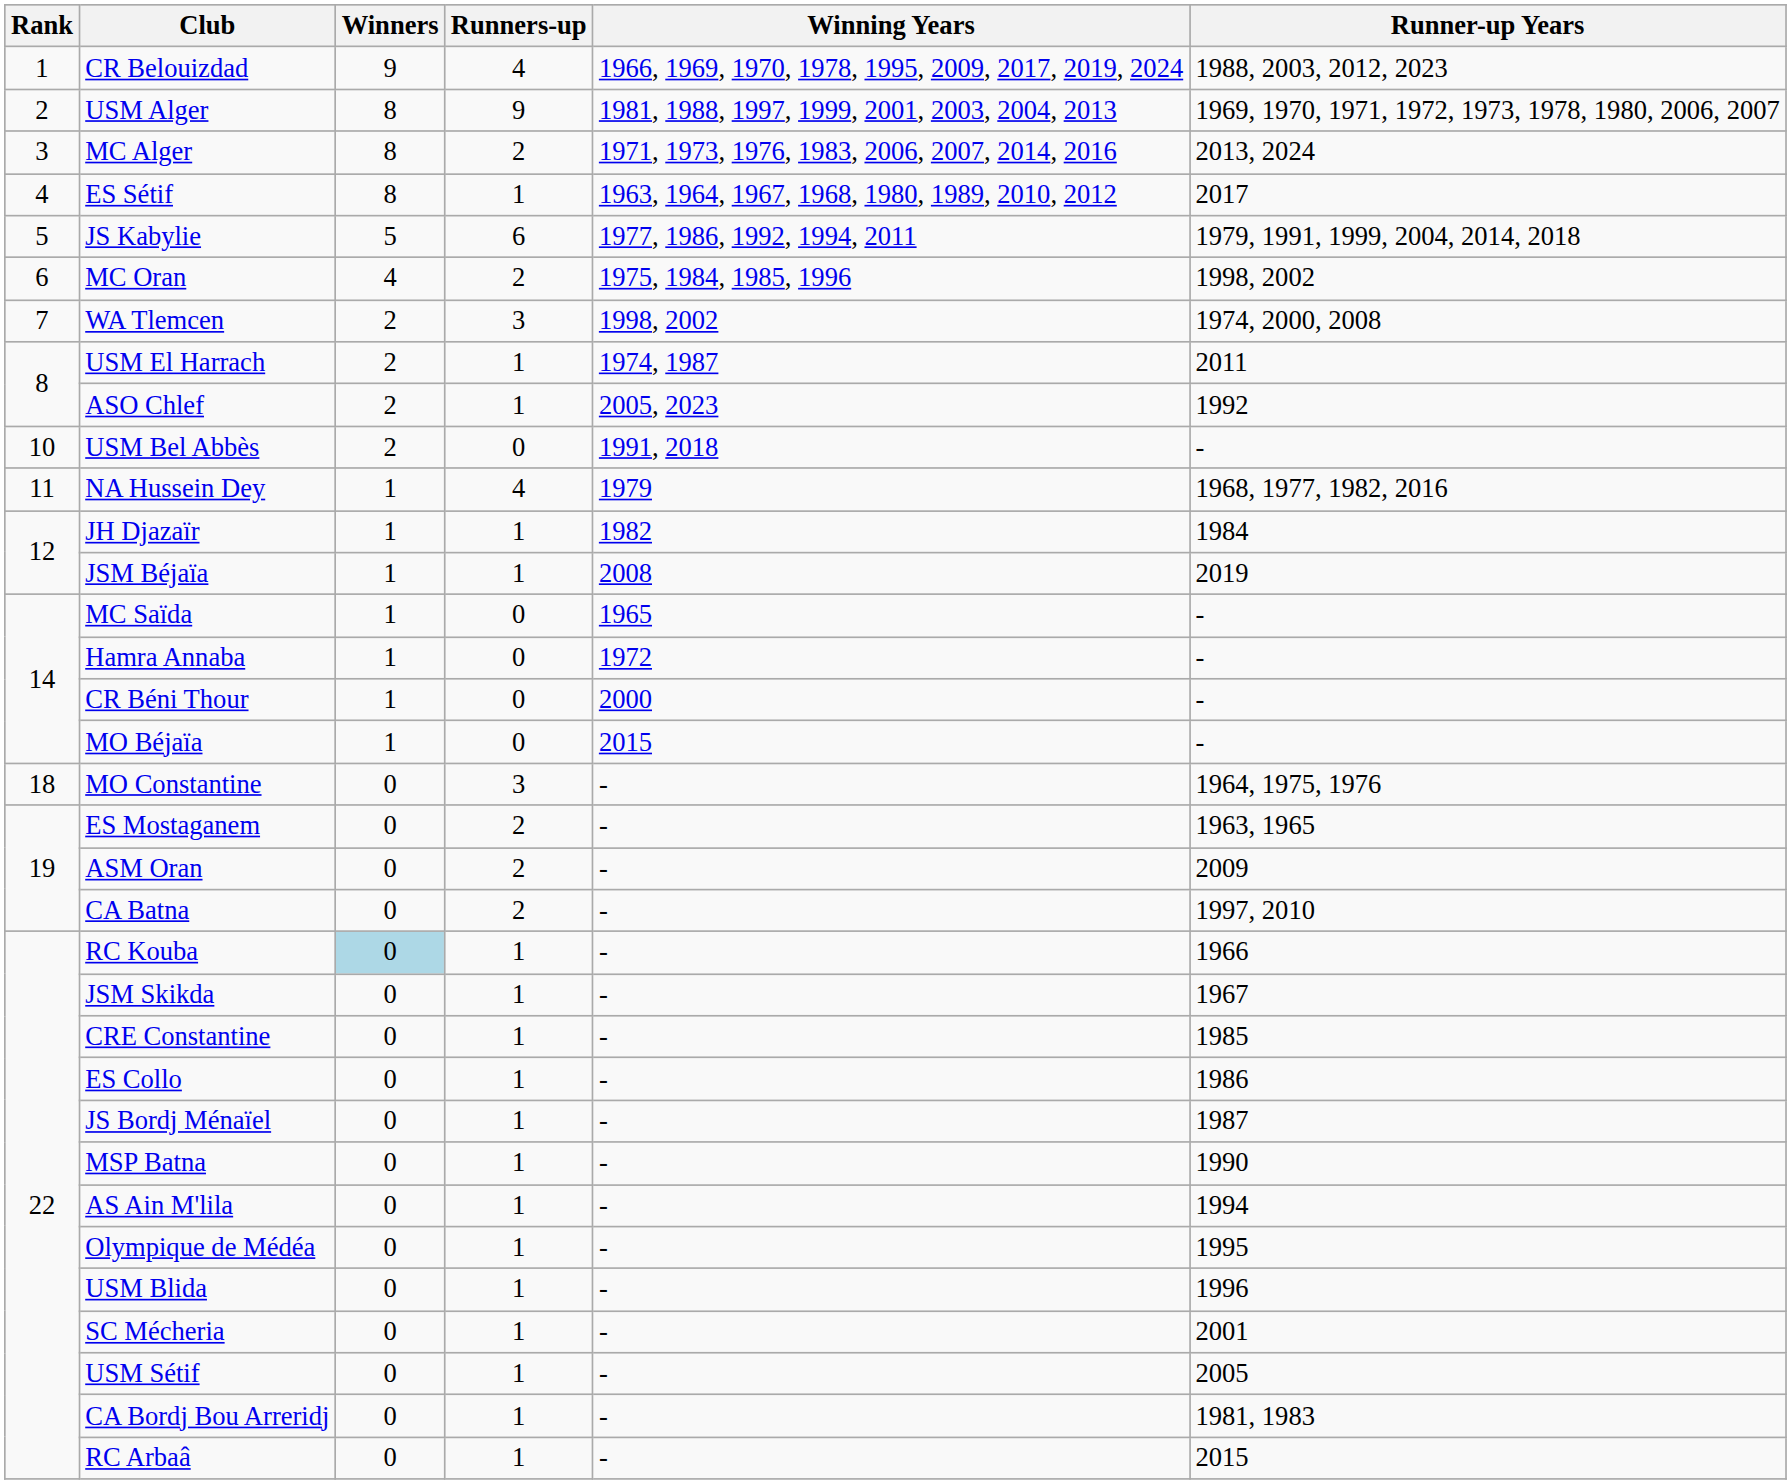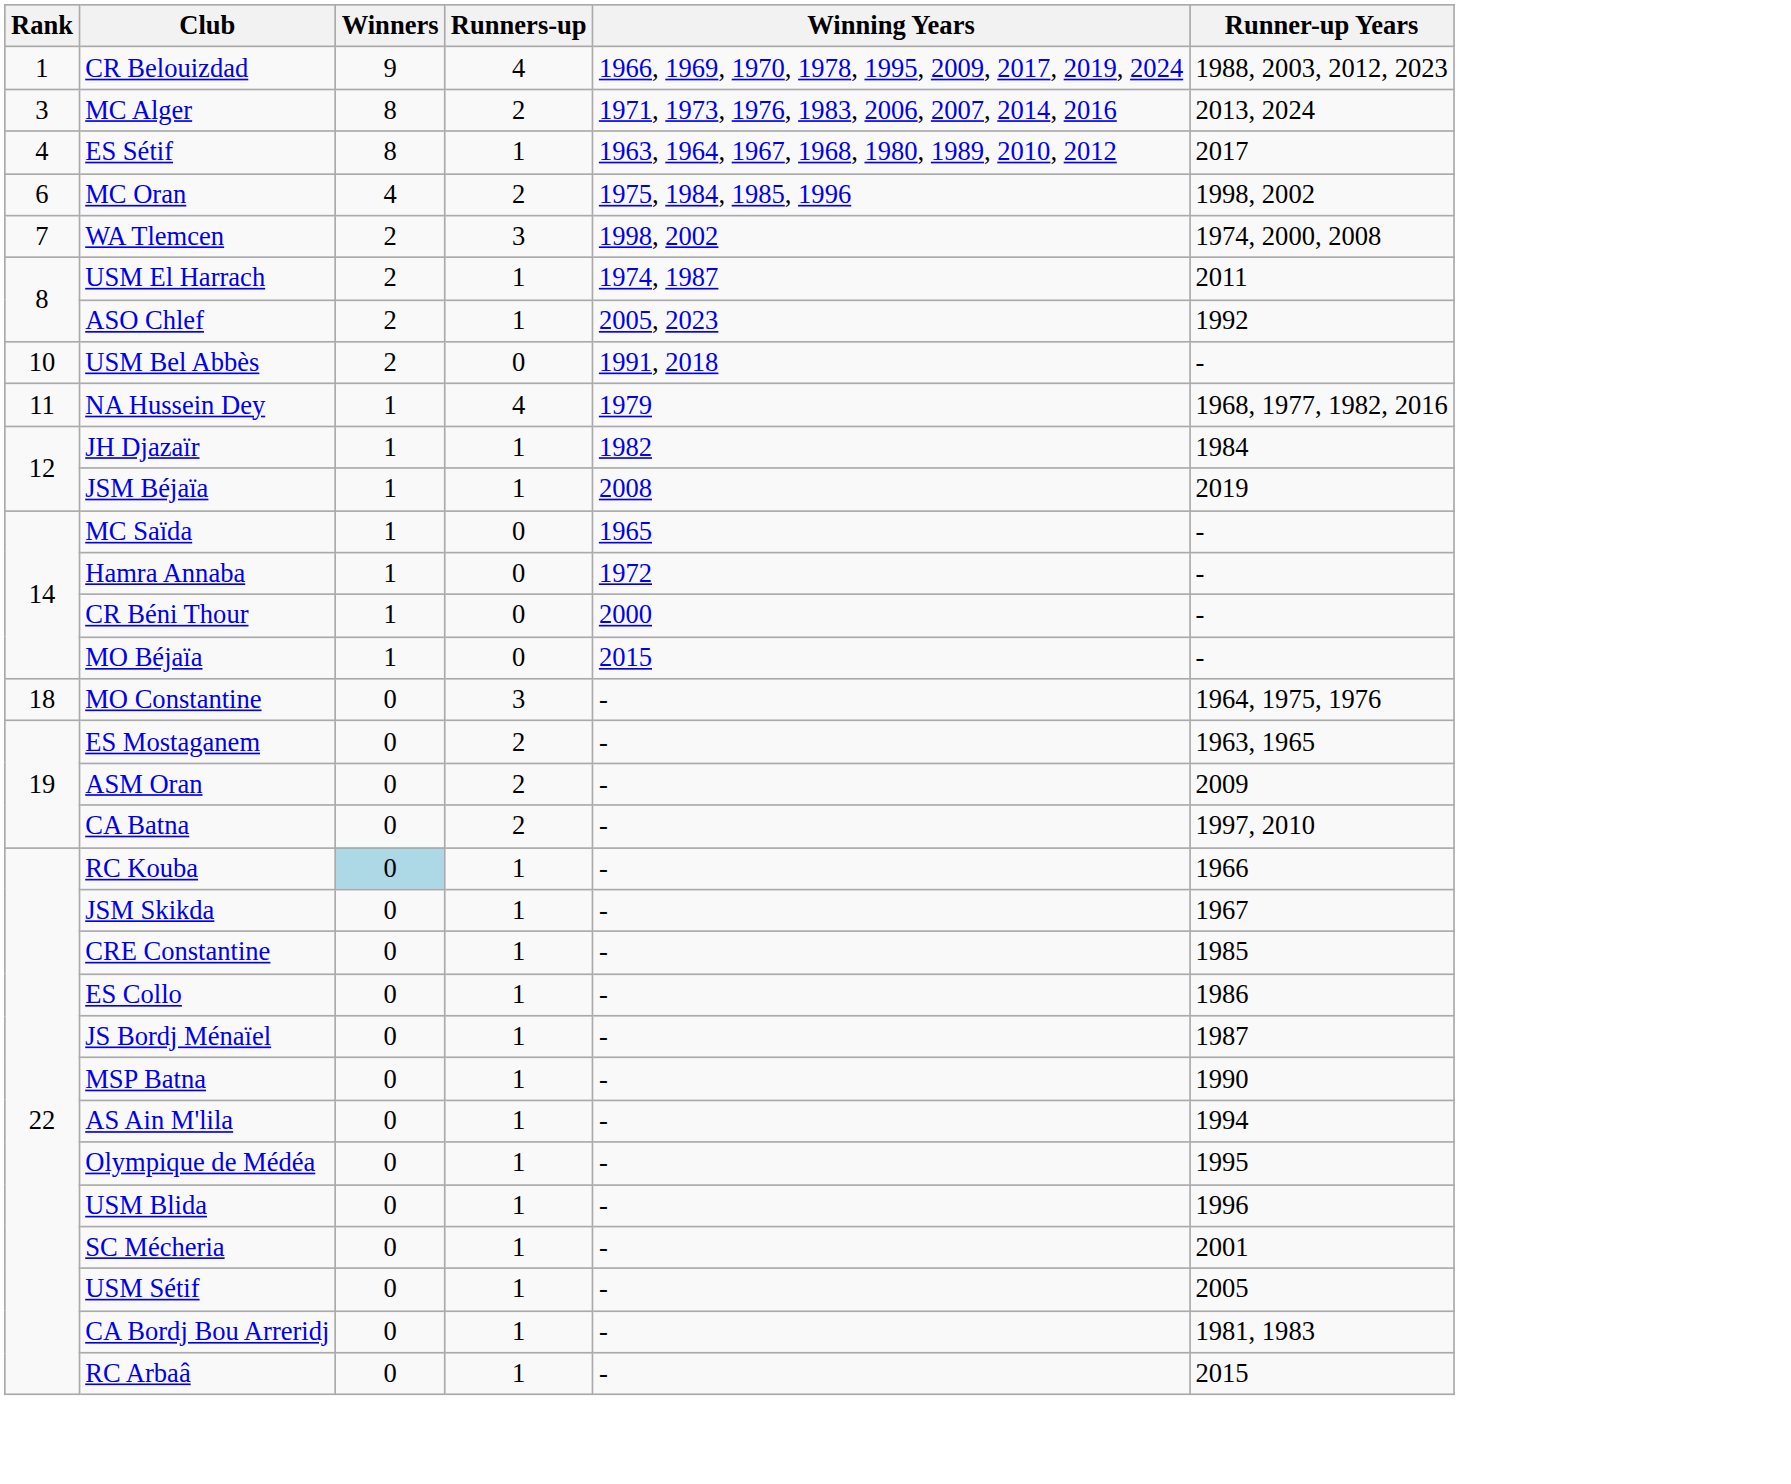- row: (147, 109)
- row: (143, 236)
